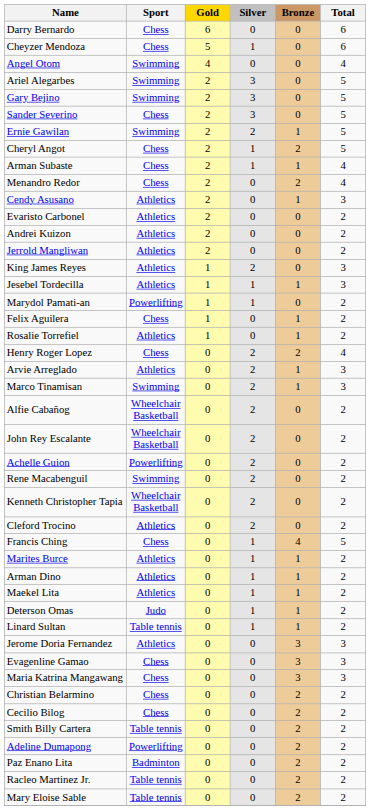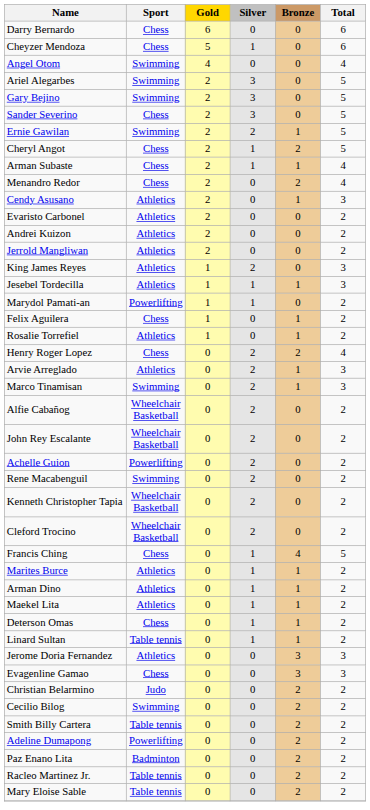(156, 525) Athletics -> (156, 531) Wheelchair Basketball
(156, 610) Judo -> (156, 622) Chess
- row: (65, 678)
(156, 695) Chess -> (156, 690) Judo
(156, 712) Chess -> (156, 707) Swimming
